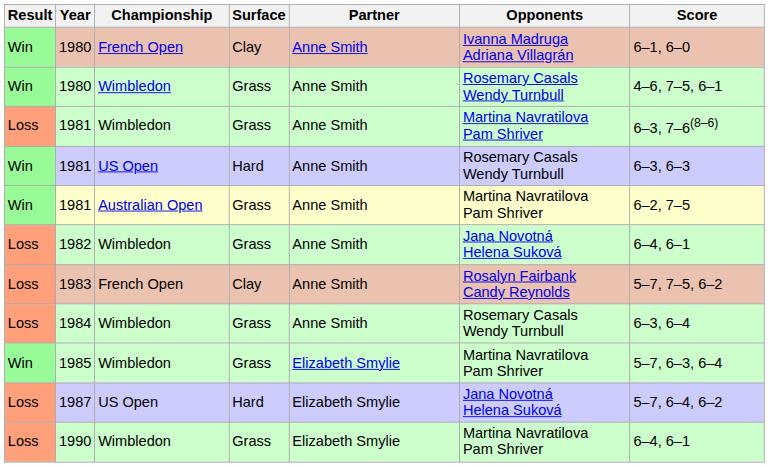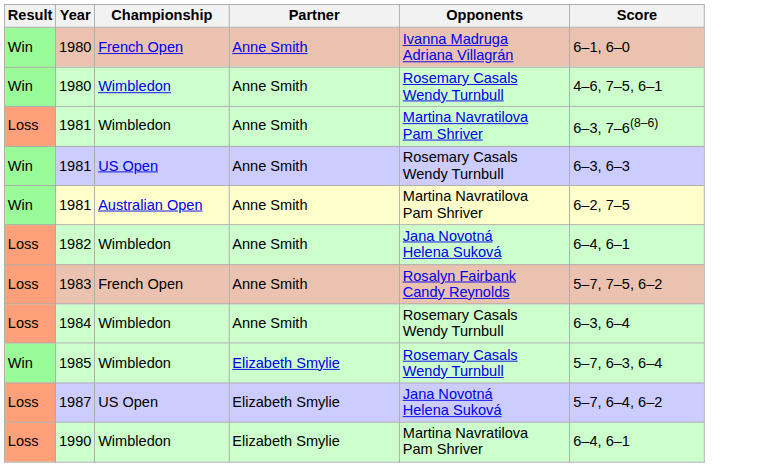- column: (259, 16)
(526, 363) Martina Navratilova Pam Shriver -> (460, 363) Rosemary Casals Wendy Turnbull
